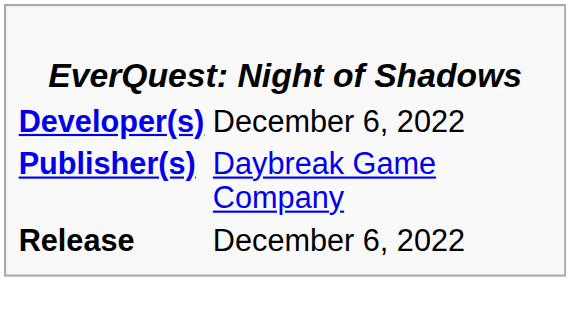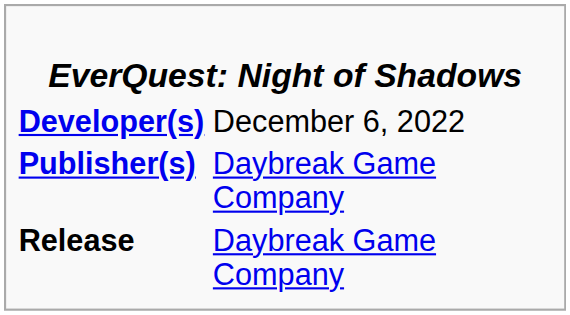(339, 240) December 6, 2022 -> (324, 257) Daybreak Game Company
